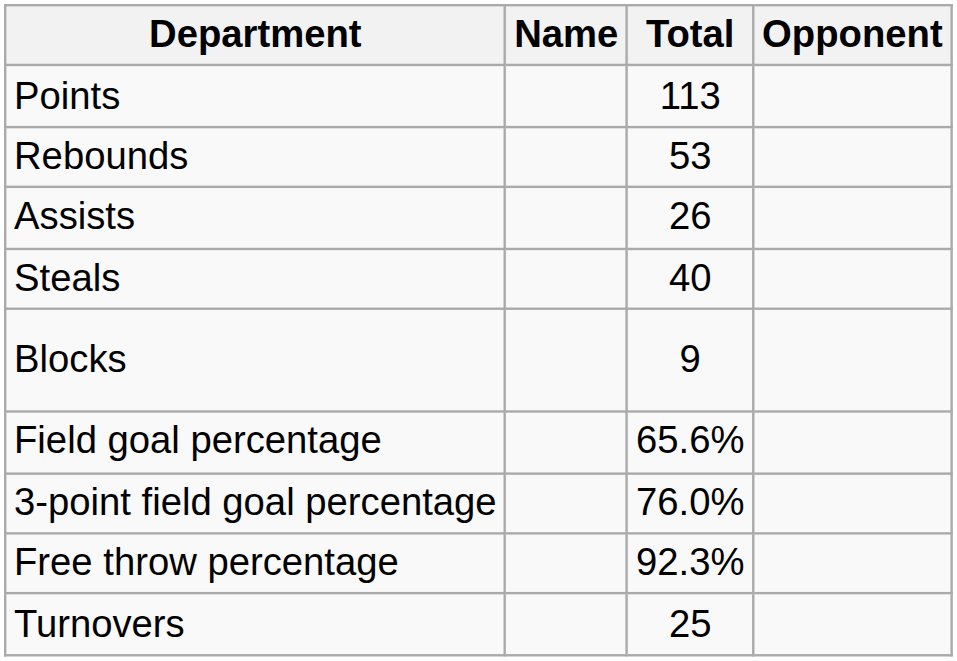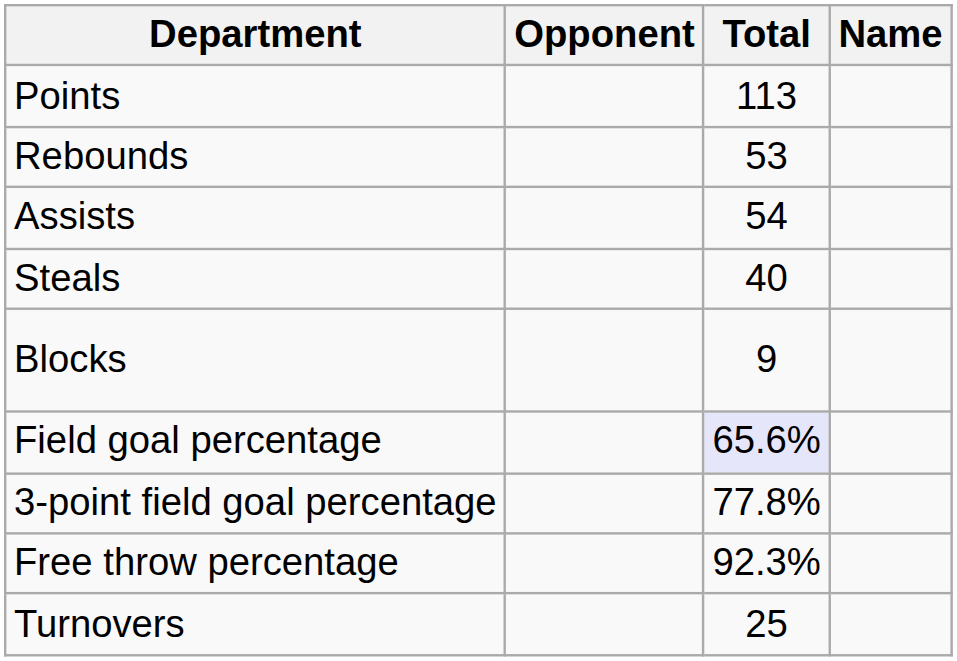columns swapped: (566, 34) <-> (852, 34)
(690, 216) 26 -> (767, 216) 54
(690, 441) no background -> (767, 441) lavender background
(690, 502) 76.0% -> (767, 502) 77.8%
